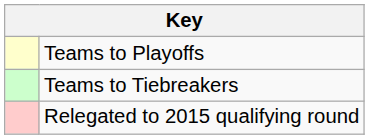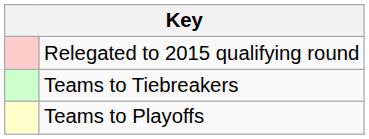rows swapped: (124, 52) <-> (202, 117)
